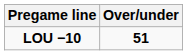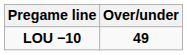(141, 38) 51 -> (141, 38) 49
